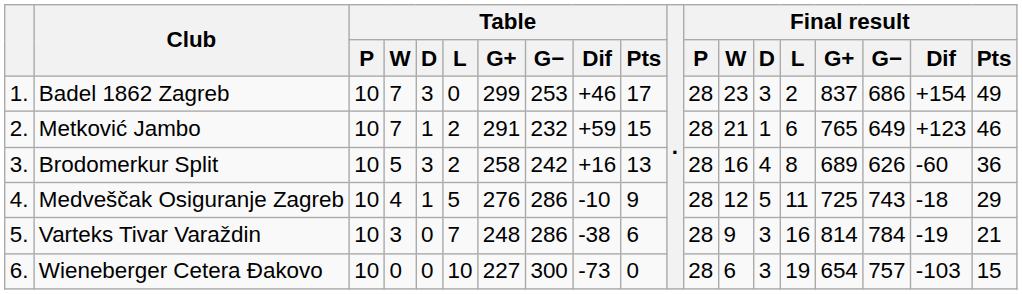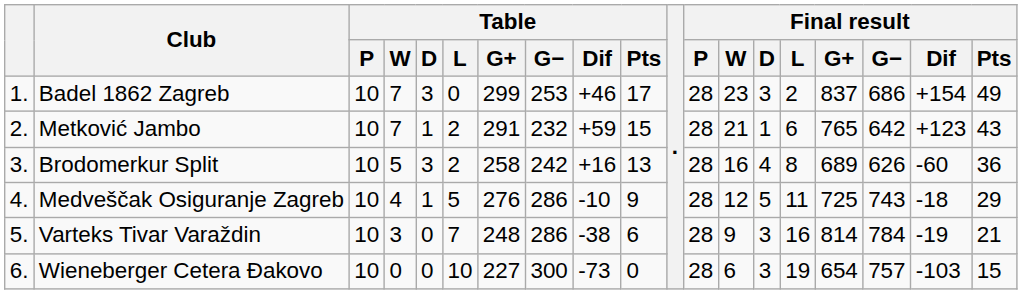(887, 128) 649 -> (887, 128) 642
(989, 128) 46 -> (989, 128) 43
